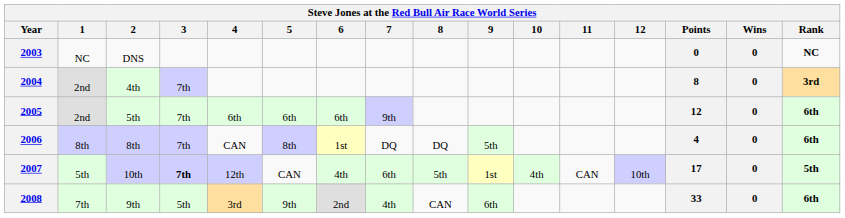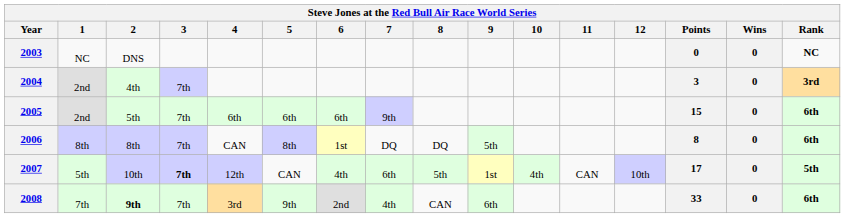(696, 82) 8 -> (696, 82) 3
(696, 111) 12 -> (696, 111) 15
(696, 140) 4 -> (696, 140) 8
(133, 204) normal -> (133, 204) bold
(184, 204) 5th -> (184, 204) 7th
